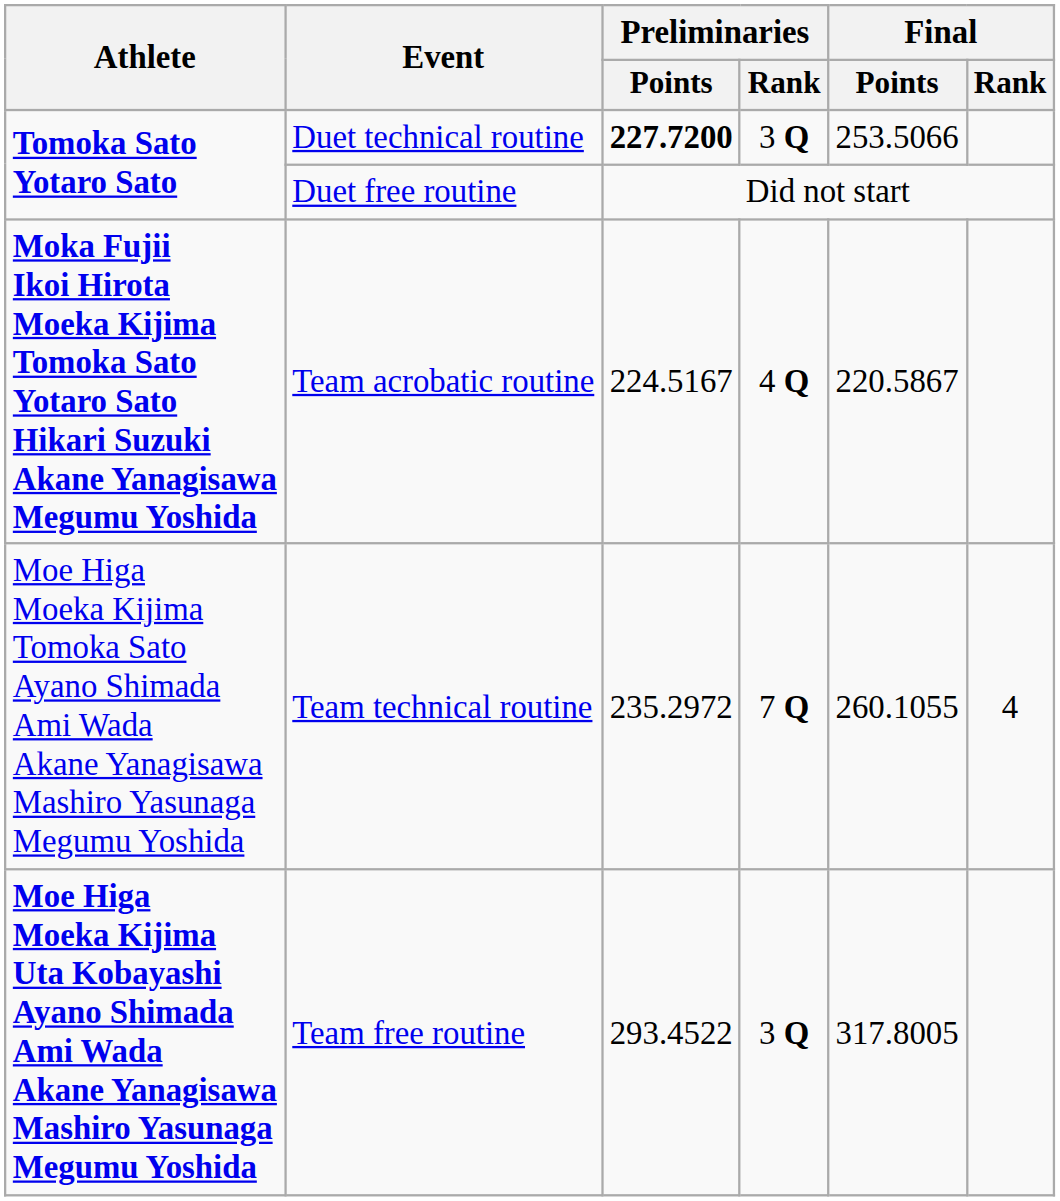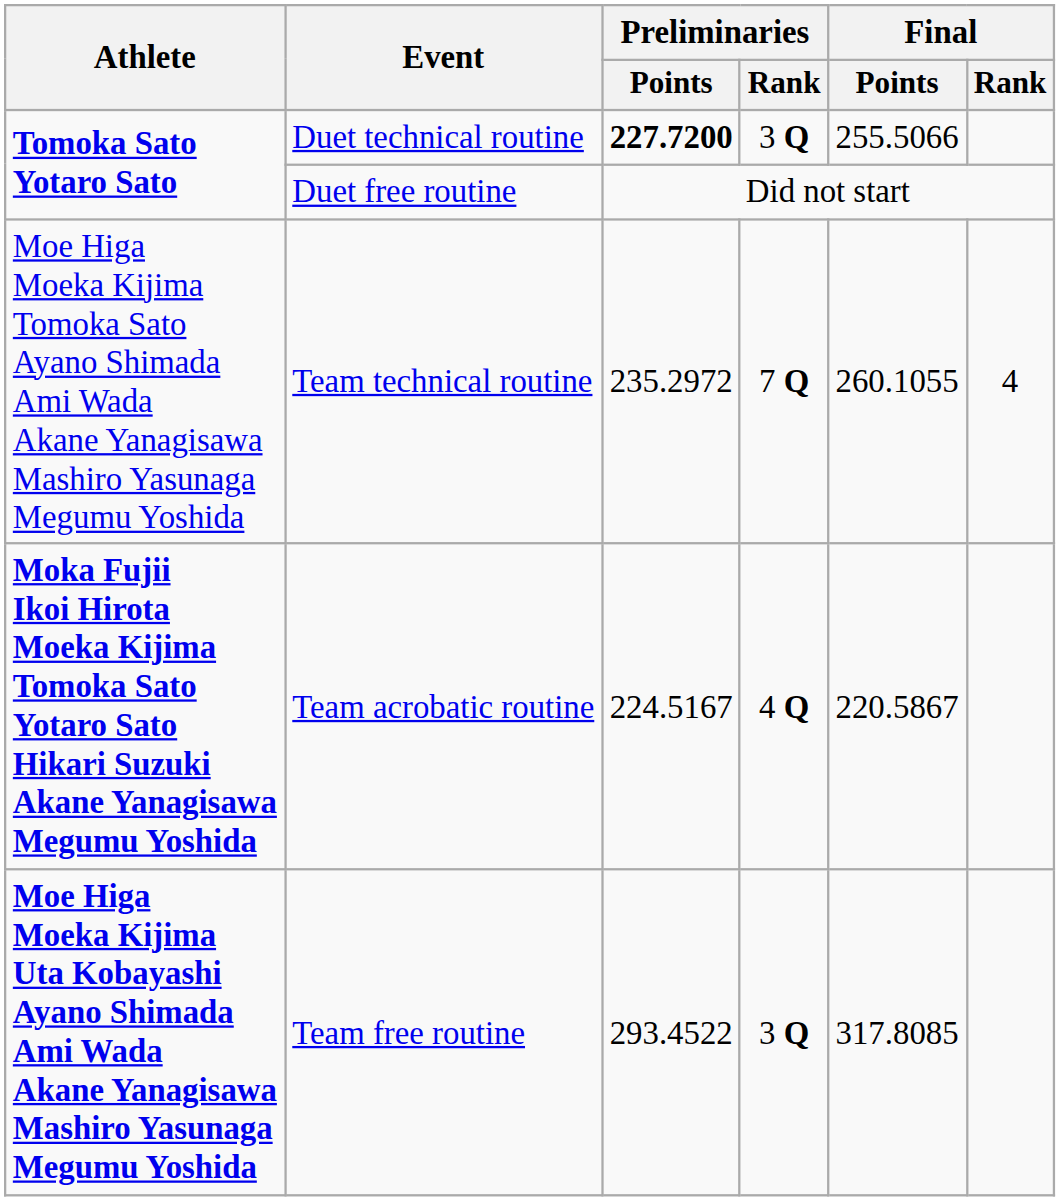(897, 137) 253.5066 -> (897, 137) 255.5066
rows swapped: (443, 381) <-> (442, 706)
(897, 1032) 317.8005 -> (897, 1032) 317.8085
